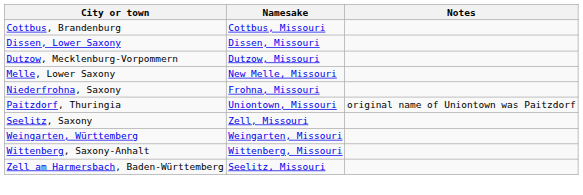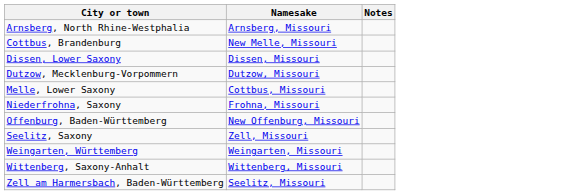+ row: (98, 28)
(277, 28) Cottbus, Missouri -> (283, 43) New Melle, Missouri
(283, 74) New Melle, Missouri -> (277, 89) Cottbus, Missouri
+ row: (87, 120)
- row: (64, 105)
